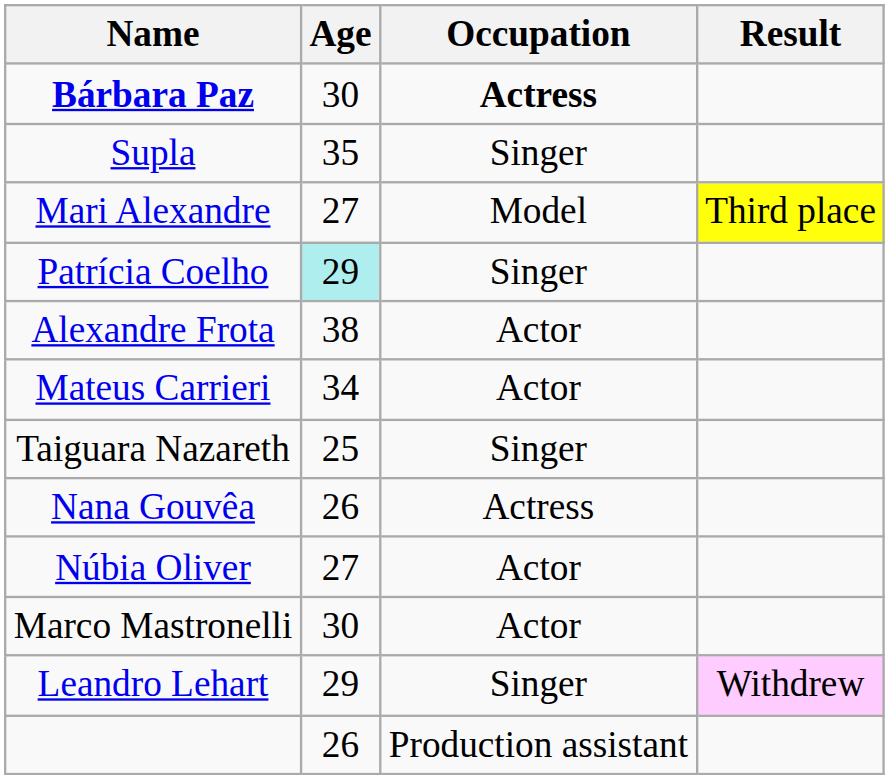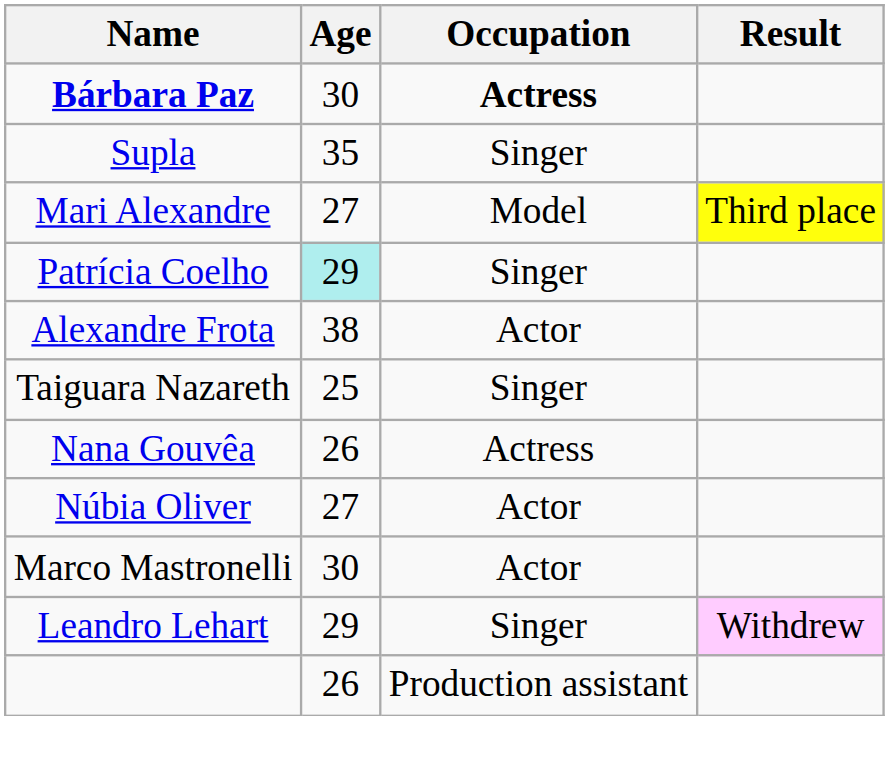- row: (153, 388)
